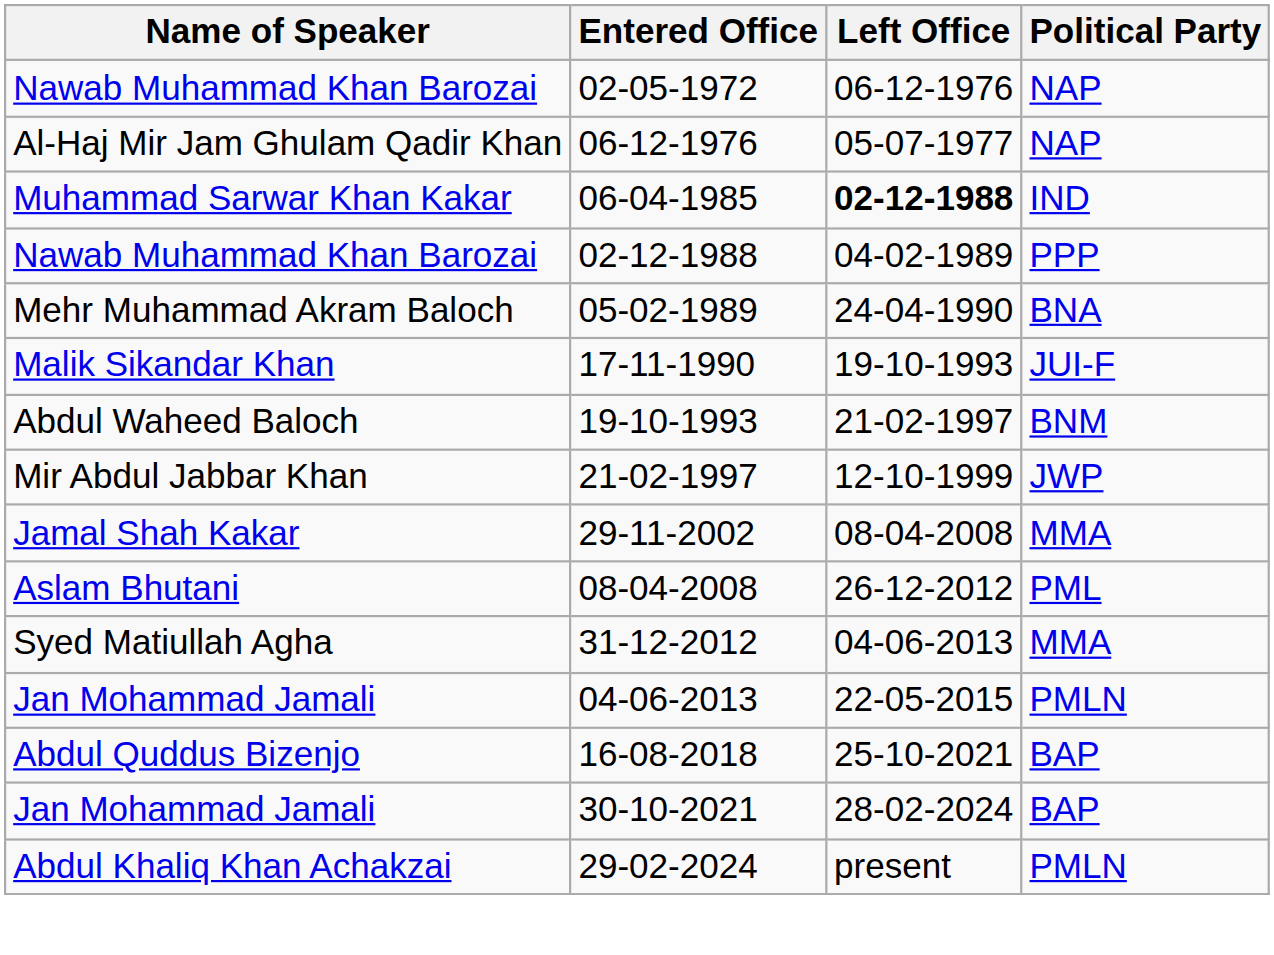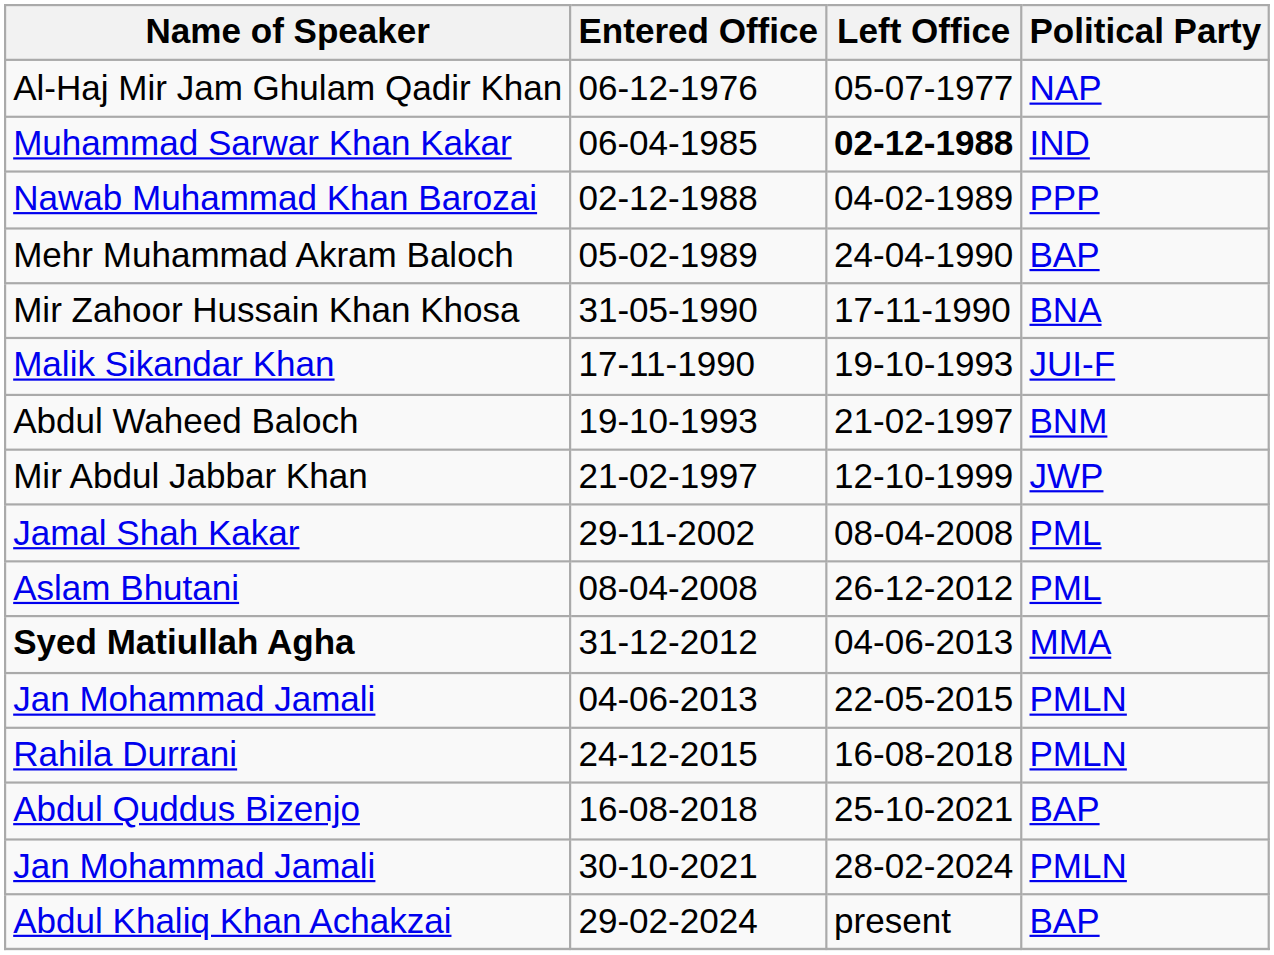- row: (668, 87)
(1066, 310) BNA -> (1065, 254) BAP
+ row: (668, 310)
(1070, 532) MMA -> (1066, 532) PML
(173, 643) normal -> (184, 643) bold
+ row: (668, 754)
(1065, 810) BAP -> (1078, 865) PMLN
(1078, 865) PMLN -> (1065, 921) BAP
